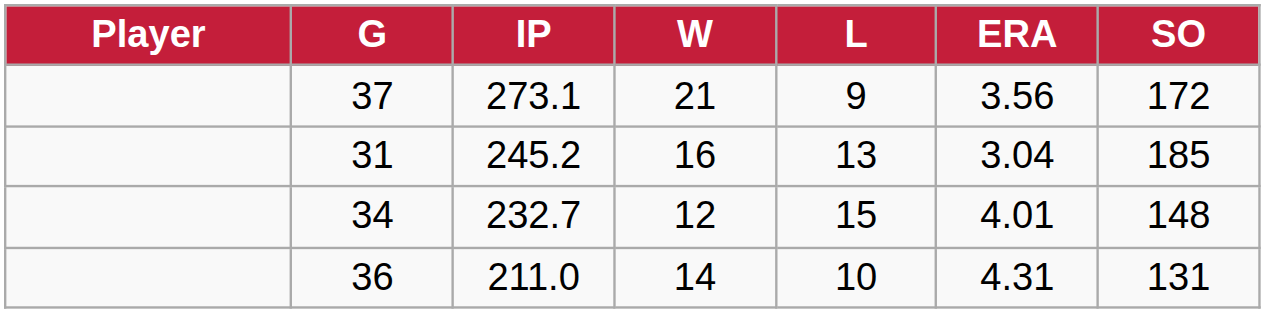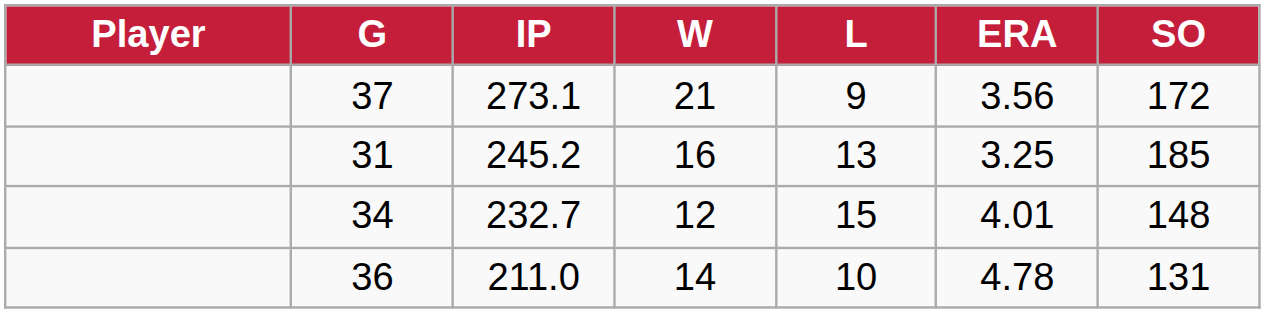(1017, 155) 3.04 -> (1017, 155) 3.25
(1017, 276) 4.31 -> (1017, 276) 4.78
